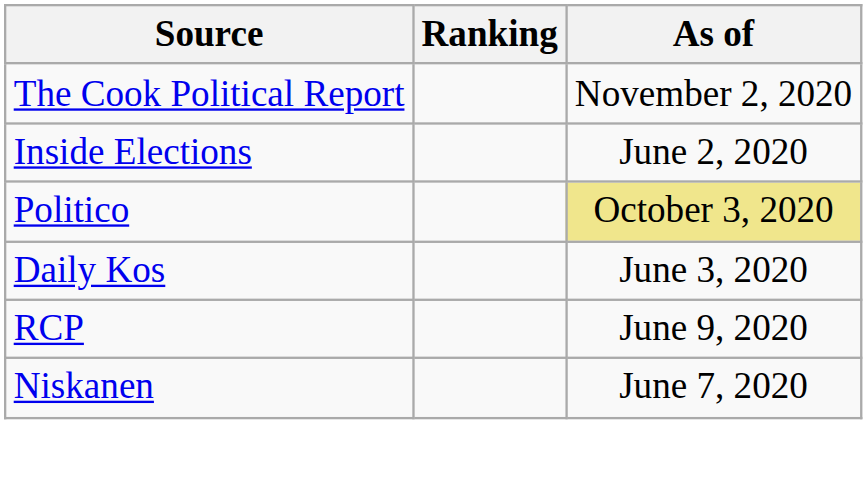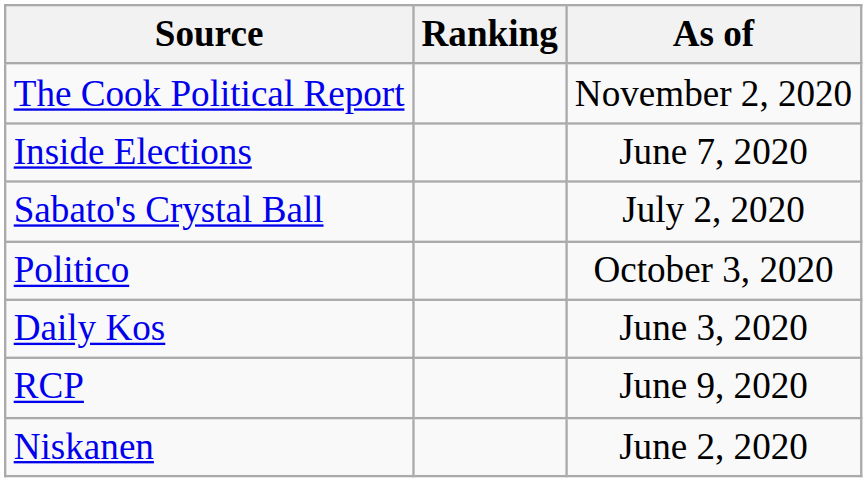(714, 151) June 2, 2020 -> (714, 151) June 7, 2020
+ row: (169, 210)
(714, 210) khaki background -> (714, 269) no background
(714, 387) June 7, 2020 -> (714, 446) June 2, 2020
